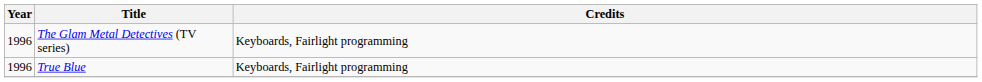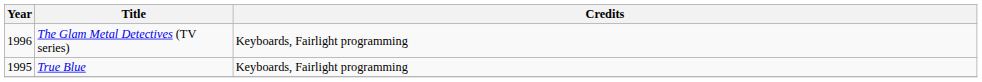(20, 67) 1996 -> (20, 67) 1995
